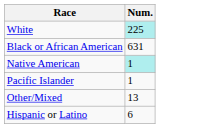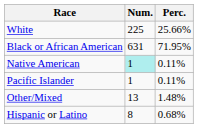+ column: (174, 13)
(136, 30) paleturquoise background -> (136, 30) no background
(130, 115) 6 -> (130, 115) 8
